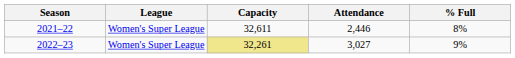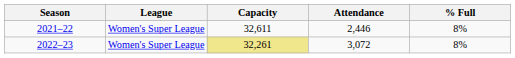(359, 45) 3,027 -> (359, 45) 3,072
(460, 45) 9% -> (460, 45) 8%
